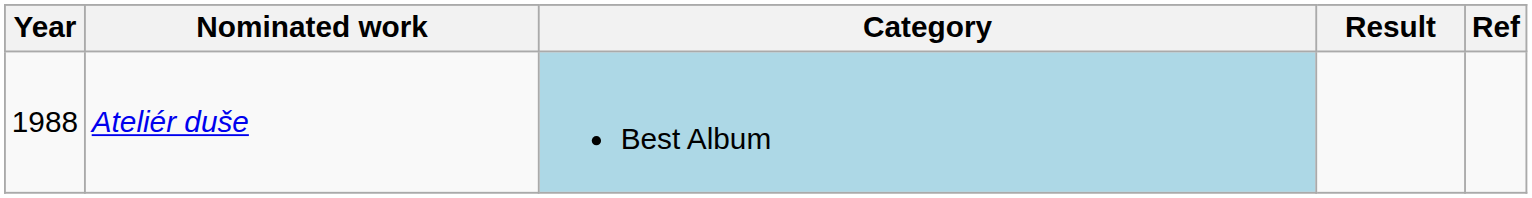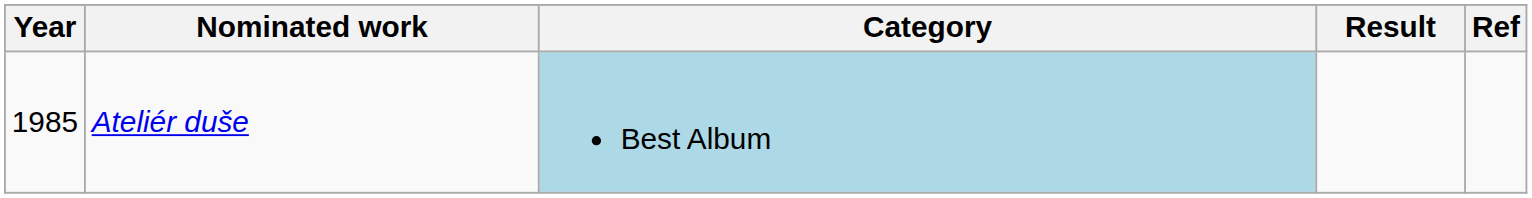(45, 121) 1988 -> (45, 121) 1985
